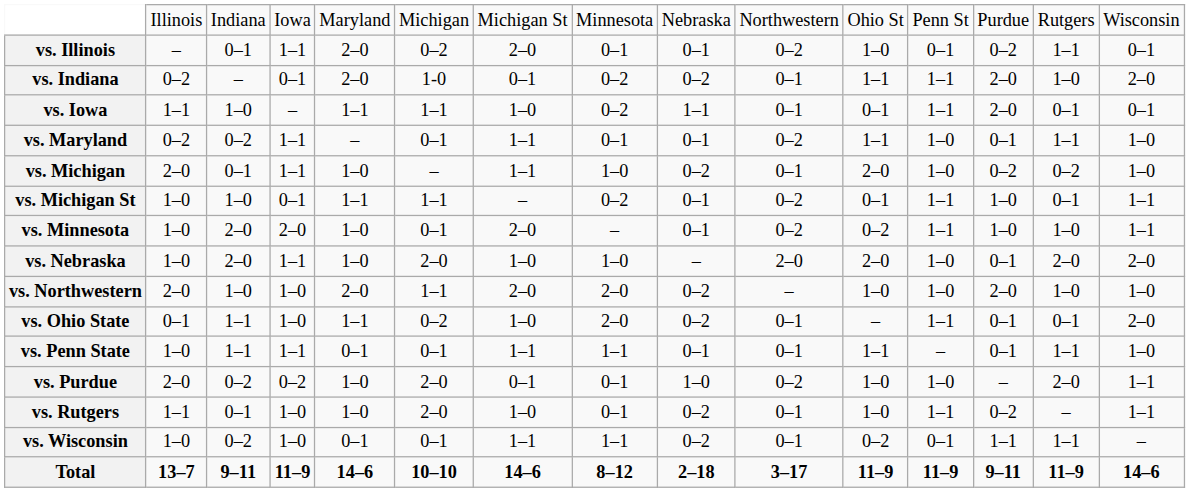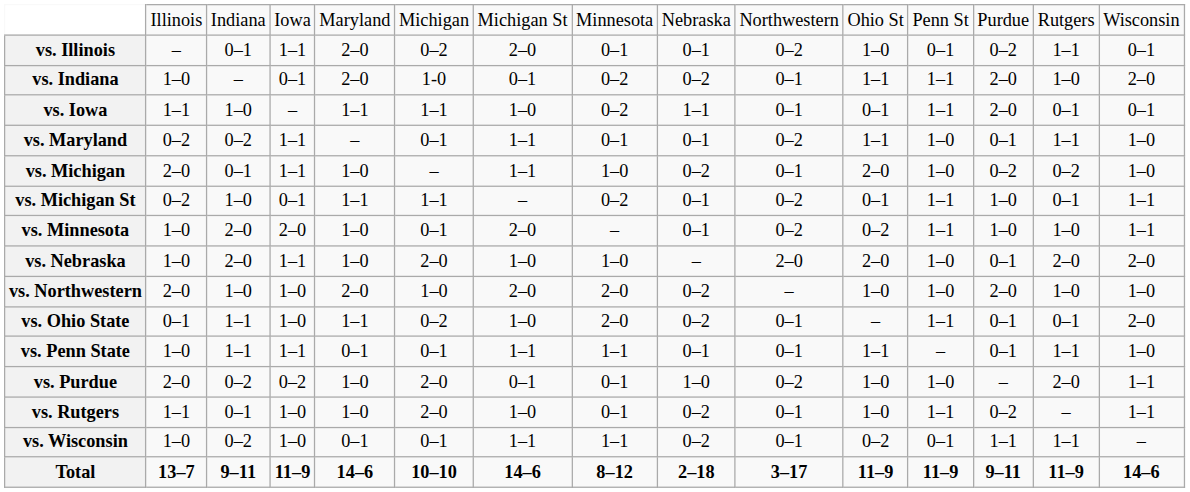(176, 80) 0–2 -> (176, 80) 1–0
(176, 200) 1–0 -> (176, 200) 0–2
(434, 291) 1–1 -> (434, 291) 1–0
